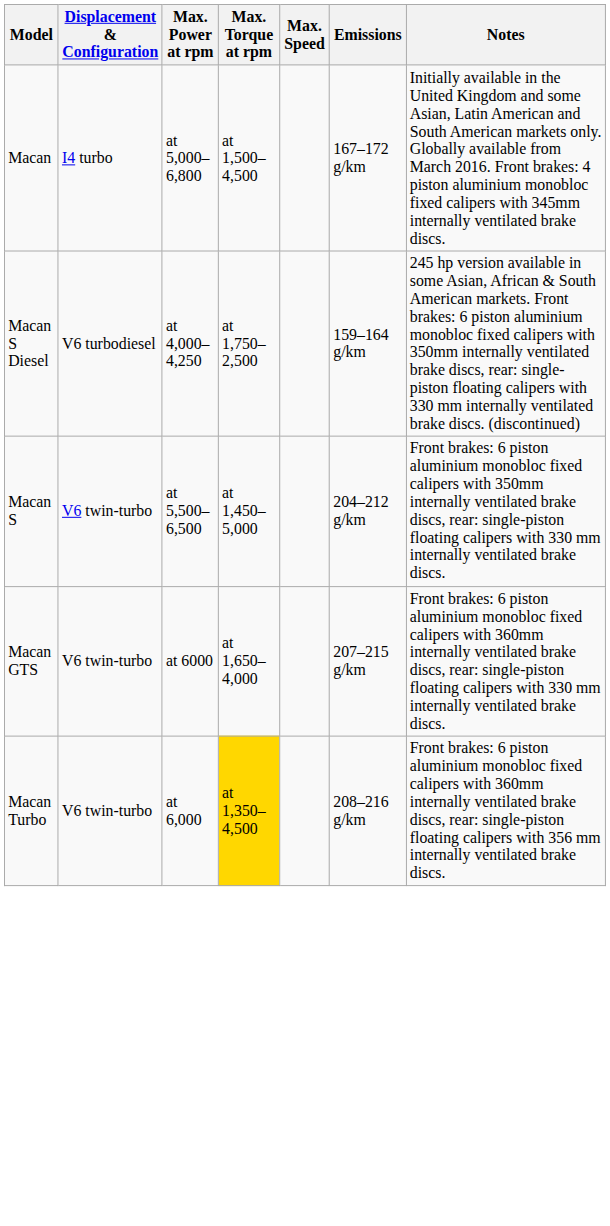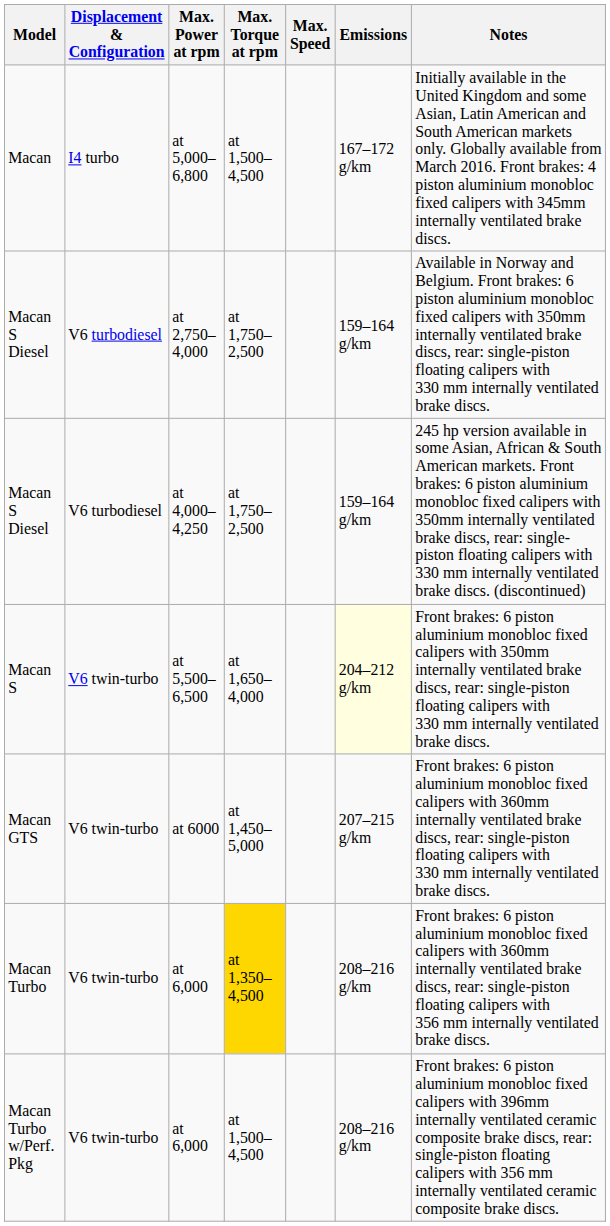+ row: (30, 334)
(244, 511) at 1,450–5,000 -> (250, 678) at 1,650–4,000
(361, 511) no background -> (366, 678) lightyellow background
(244, 661) at 1,650–4,000 -> (250, 828) at 1,450–5,000
+ row: (31, 1137)
